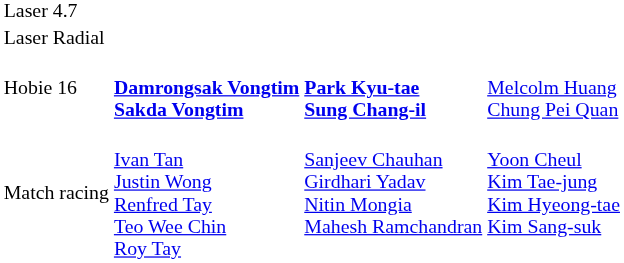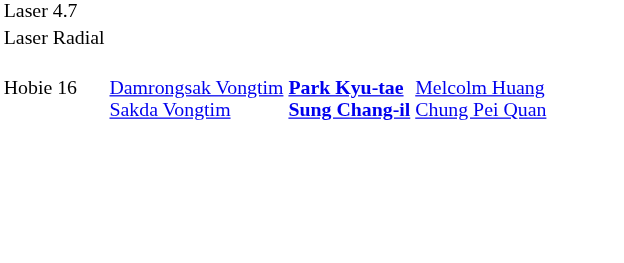(207, 98) bold -> (196, 98) normal
- row: (56, 193)
